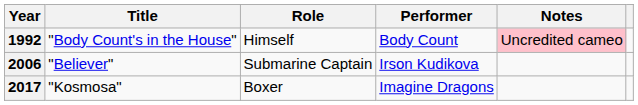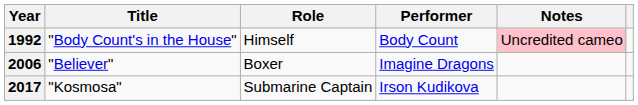(308, 64) Submarine Captain -> (263, 64) Boxer
(429, 64) Irson Kudikova -> (437, 64) Imagine Dragons
(263, 87) Boxer -> (308, 87) Submarine Captain
(437, 87) Imagine Dragons -> (429, 87) Irson Kudikova
